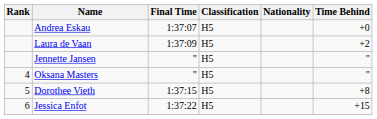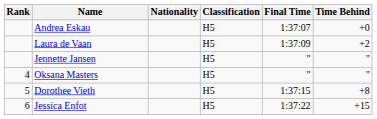columns swapped: (287, 12) <-> (174, 12)
